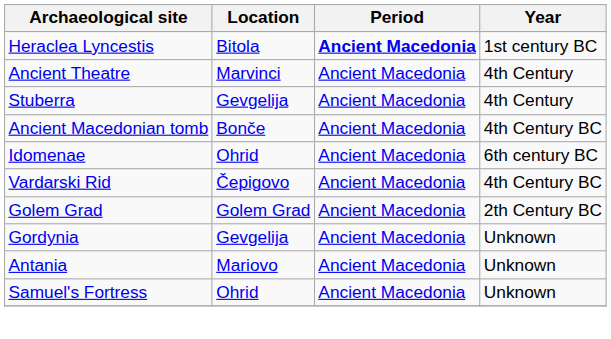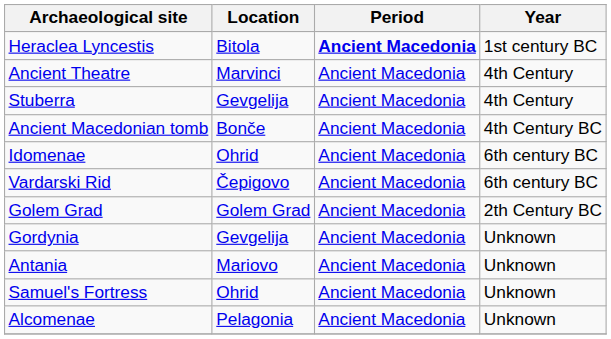(543, 182) 4th Century BC -> (541, 182) 6th century BC
+ row: (52, 319)
